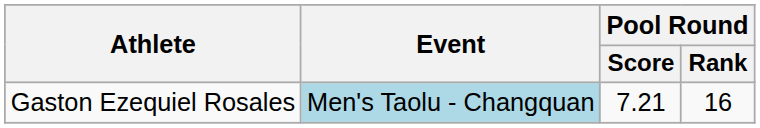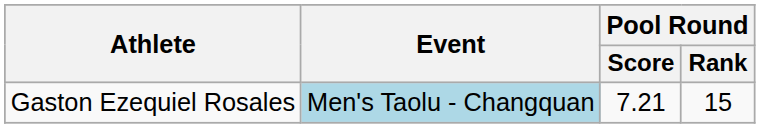(718, 103) 16 -> (718, 103) 15
